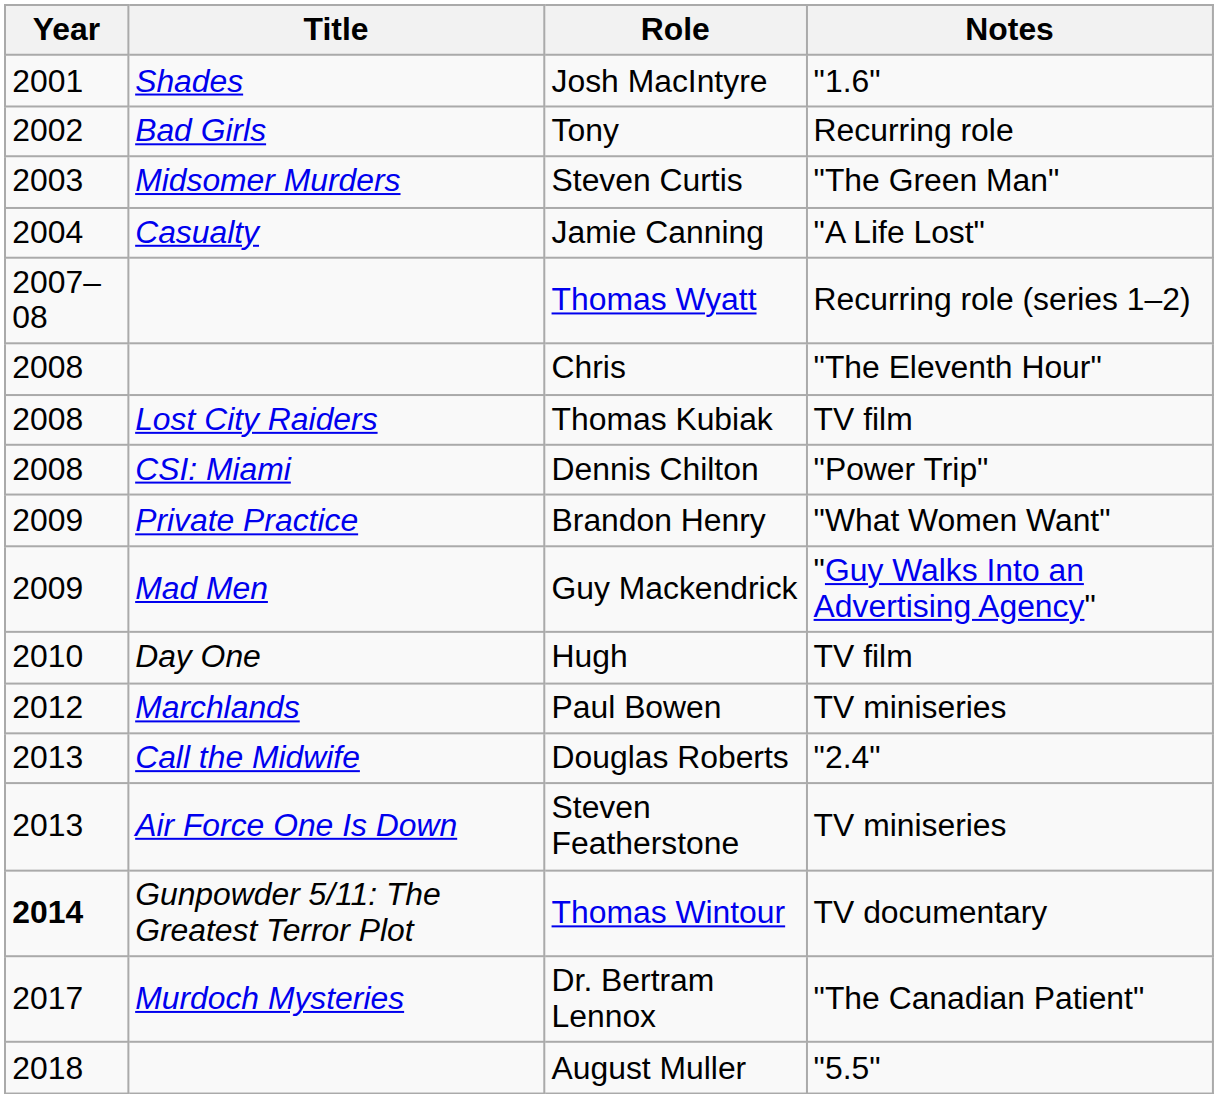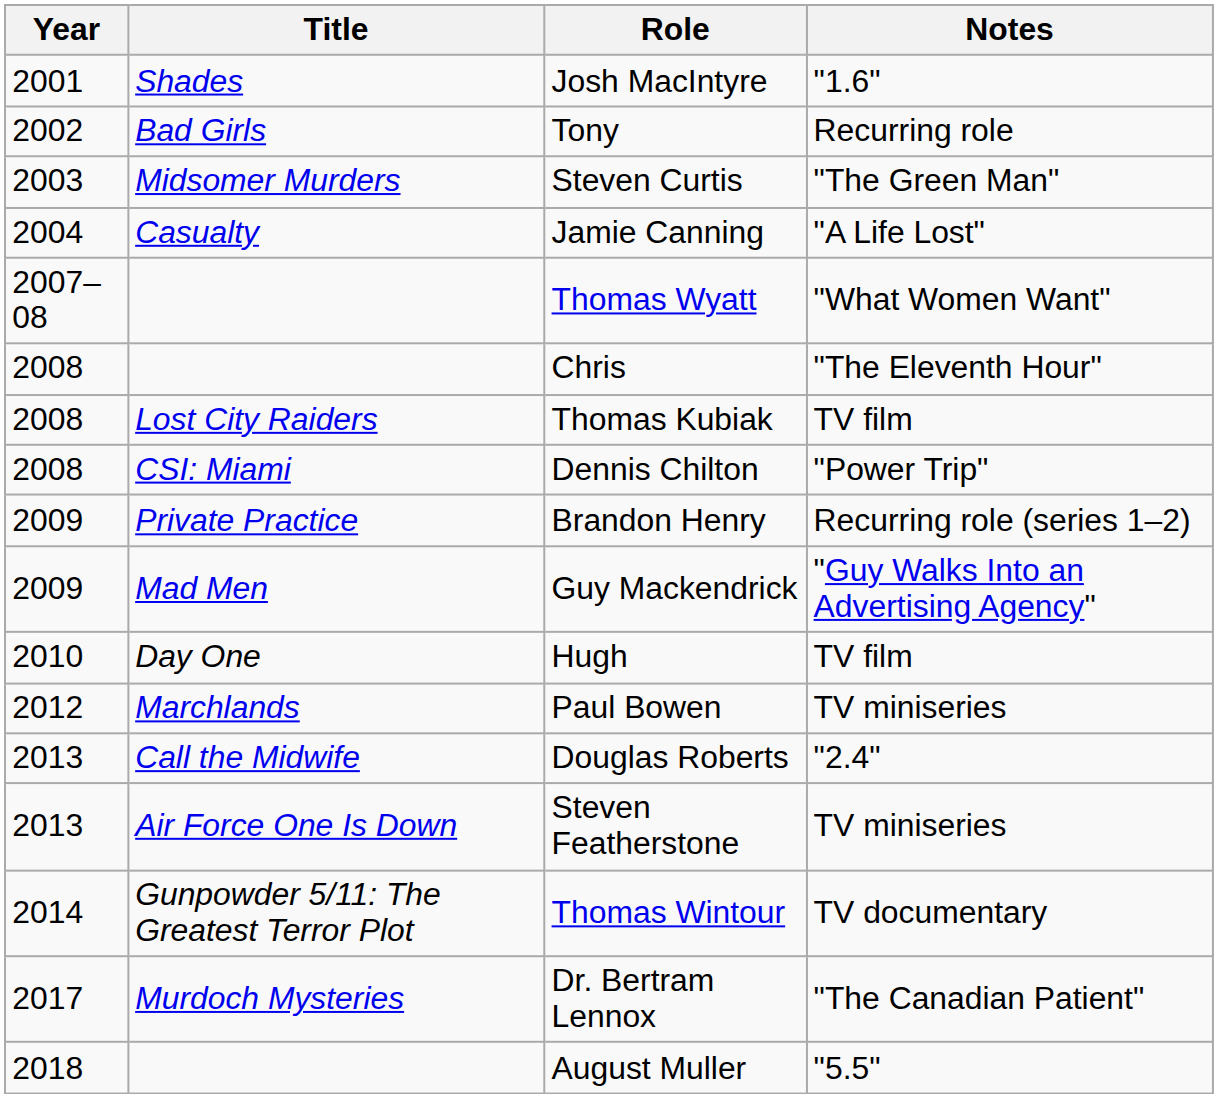(1002, 300) Recurring role (series 1–2) -> (962, 300) "What Women Want"
(962, 520) "What Women Want" -> (1002, 520) Recurring role (series 1–2)
(48, 912) bold -> (48, 912) normal
